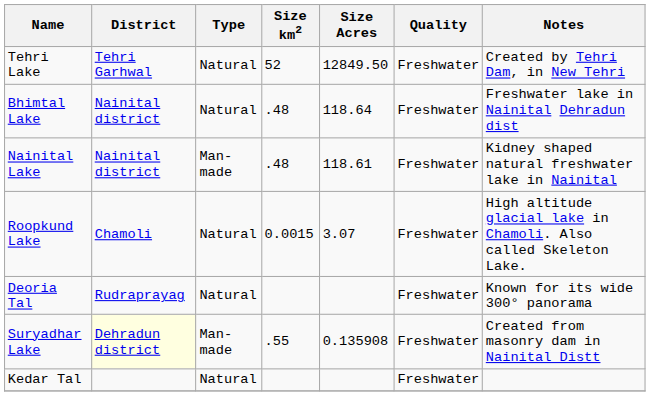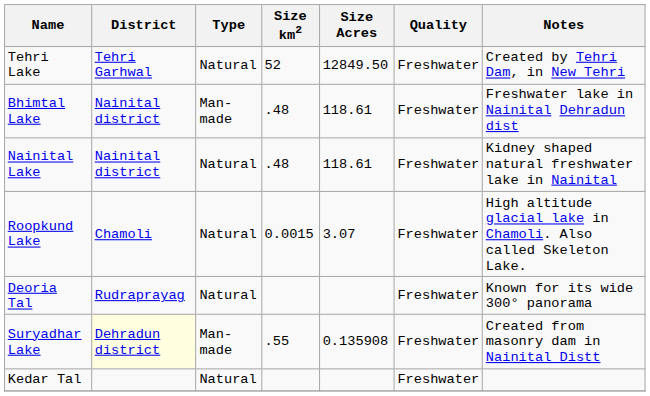(228, 111) Natural -> (216, 111) Man-made
(347, 111) 118.64 -> (347, 111) 118.61
(216, 165) Man-made -> (228, 165) Natural
